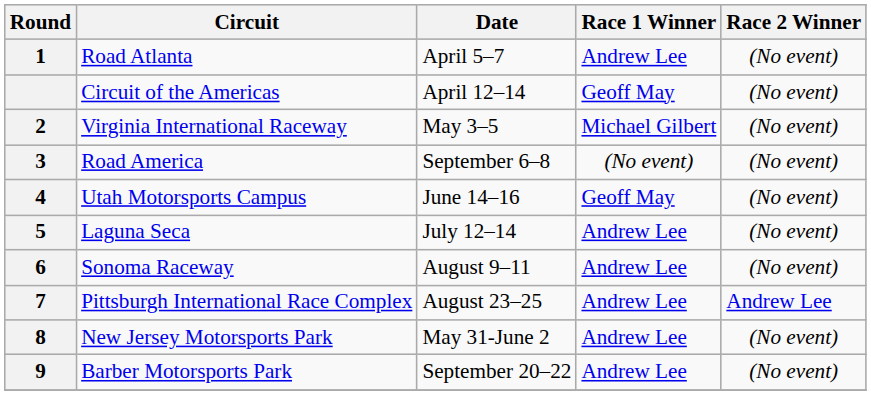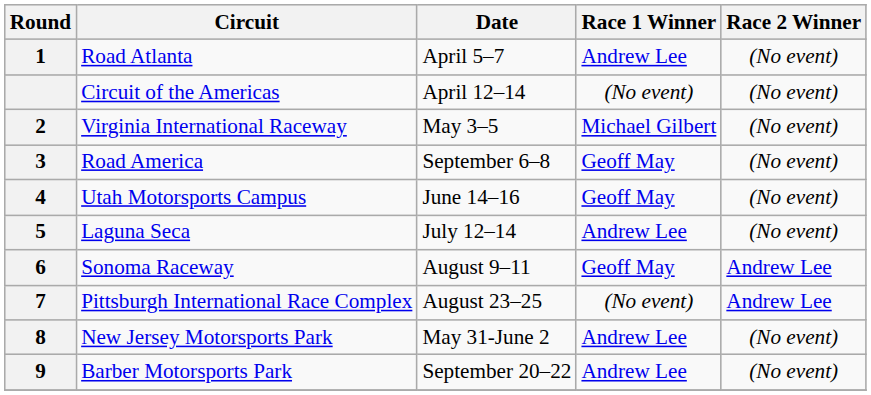(628, 91) Geoff May -> (649, 91) (No event)
(649, 161) (No event) -> (628, 161) Geoff May
(634, 266) Andrew Lee -> (628, 266) Geoff May
(794, 266) (No event) -> (779, 266) Andrew Lee
(634, 301) Andrew Lee -> (649, 301) (No event)
